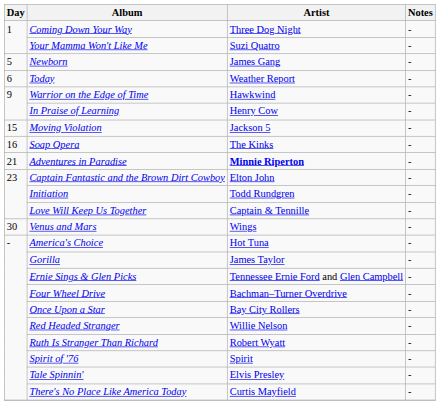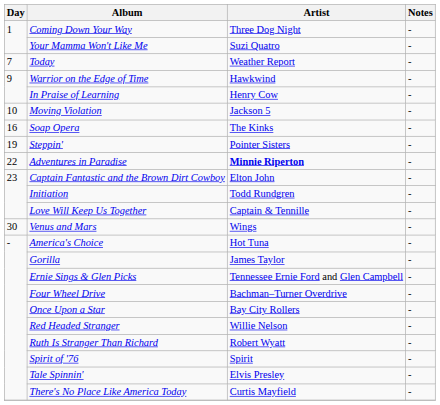- row: (48, 62)
(9, 78) 6 -> (9, 62) 7
(12, 128) 15 -> (12, 111) 10
+ row: (46, 144)
(12, 161) 21 -> (12, 161) 22
